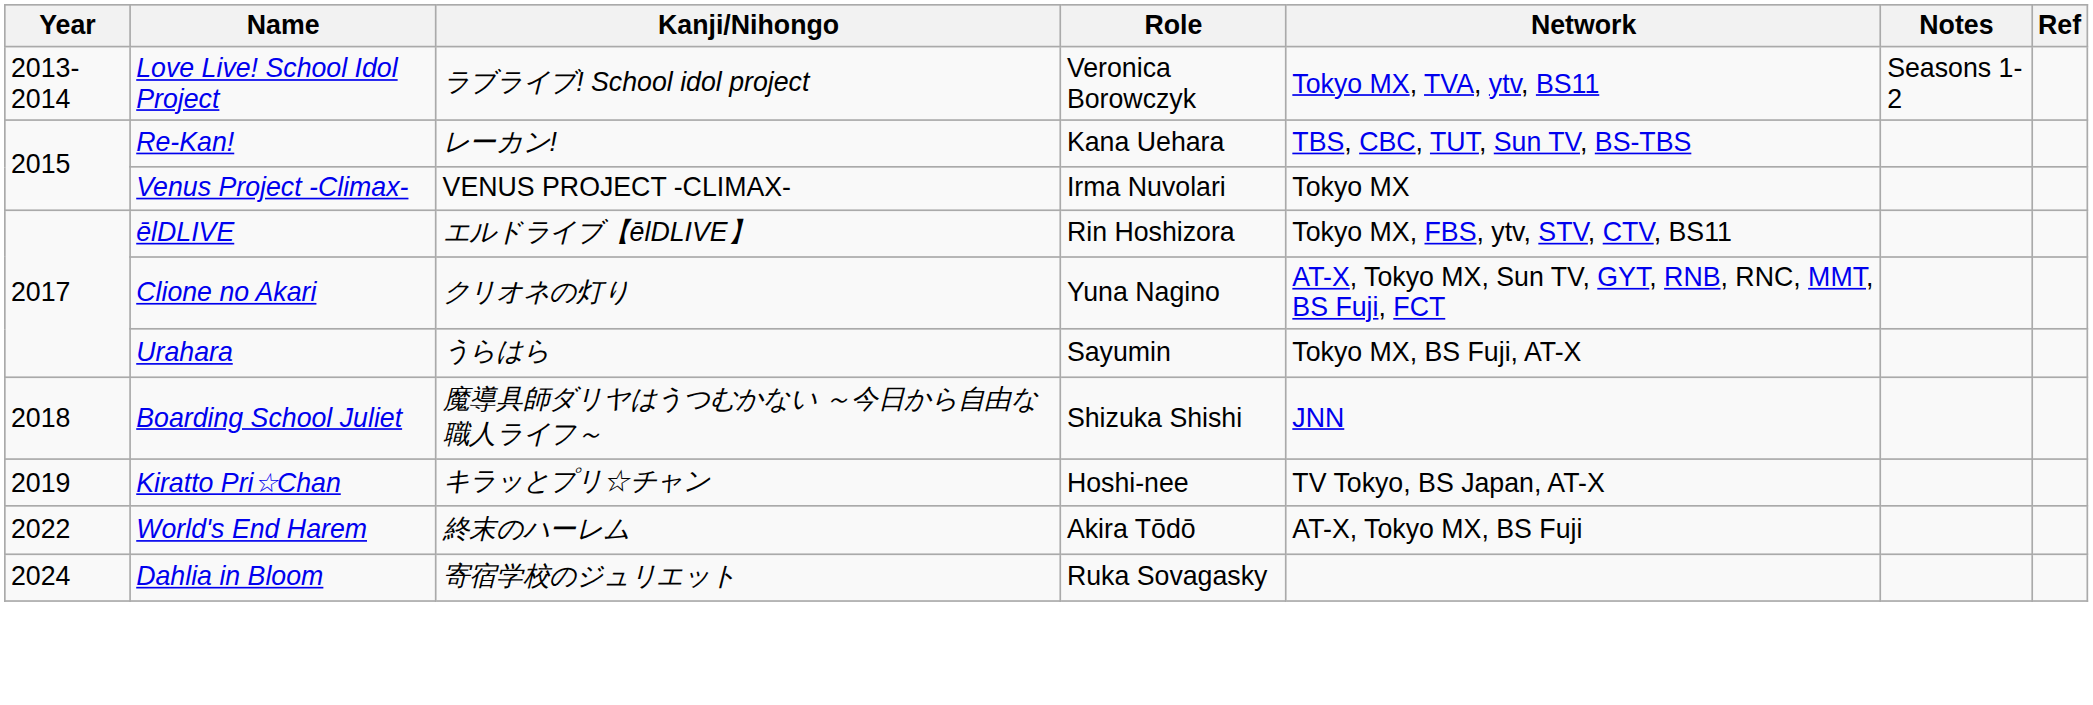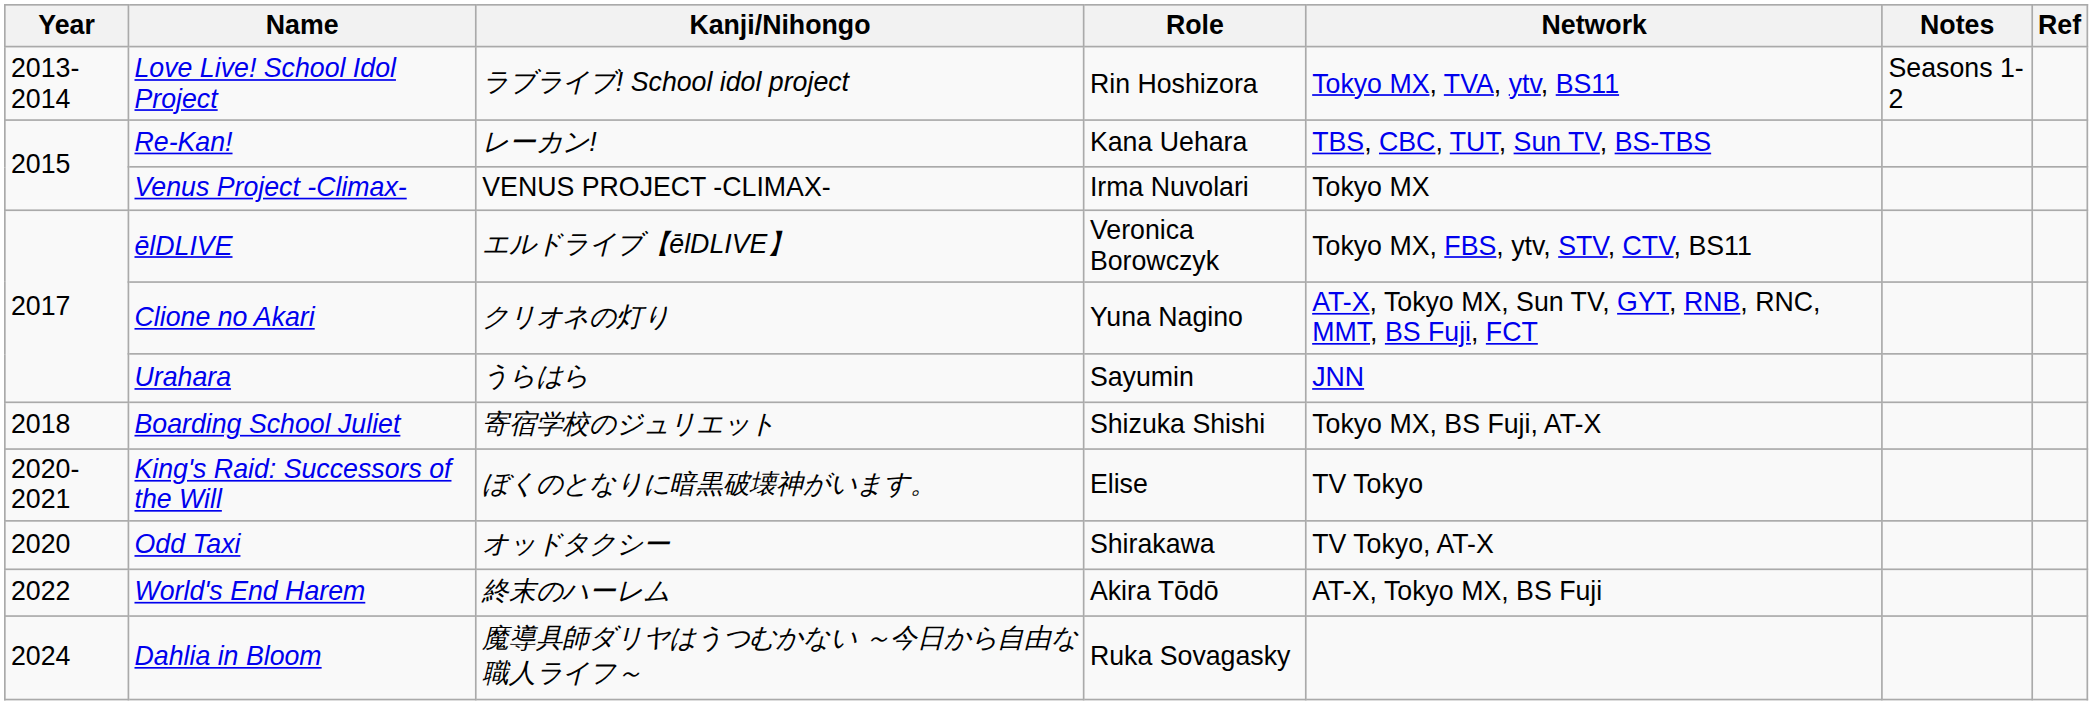(1131, 83) Veronica Borowczyk -> (1174, 83) Rin Hoshizora
(1151, 232) Rin Hoshizora -> (1155, 245) Veronica Borowczyk
(1437, 352) Tokyo MX, BS Fuji, AT-X -> (1338, 377) JNN
(740, 416) 魔導具師ダリヤはうつむかない ～今日から自由な職人ライフ～ -> (629, 424) 寄宿学校のジュリエット
(1318, 417) JNN -> (1457, 425) Tokyo MX, BS Fuji, AT-X
- row: (239, 483)
+ row: (293, 484)
+ row: (187, 544)
(590, 576) 寄宿学校のジュリエット -> (780, 656) 魔導具師ダリヤはうつむかない ～今日から自由な職人ライフ～
